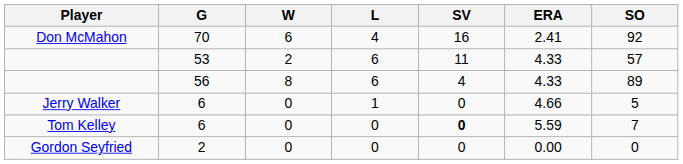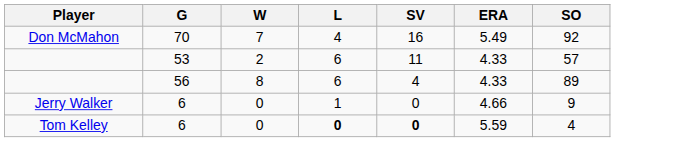(288, 37) 6 -> (260, 37) 7
(548, 37) 2.41 -> (493, 37) 5.49
(635, 103) 5 -> (571, 103) 9
(375, 125) normal -> (338, 125) bold
(635, 125) 7 -> (571, 125) 4
- row: (81, 147)
